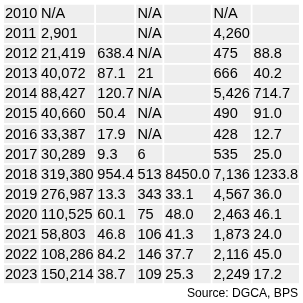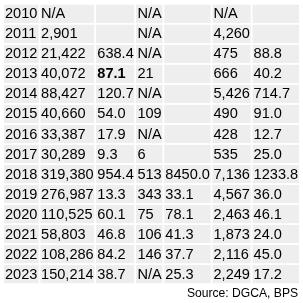(63, 53) 21,419 -> (63, 53) 21,422
(111, 73) normal -> (111, 73) bold
(111, 113) 50.4 -> (111, 113) 54.0
(150, 113) N/A -> (150, 113) 109
(180, 214) 48.0 -> (180, 214) 78.1
(150, 274) 109 -> (150, 274) N/A
